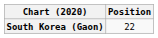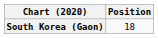(130, 26) 22 -> (130, 26) 18
